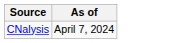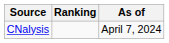+ column: (75, 13)
